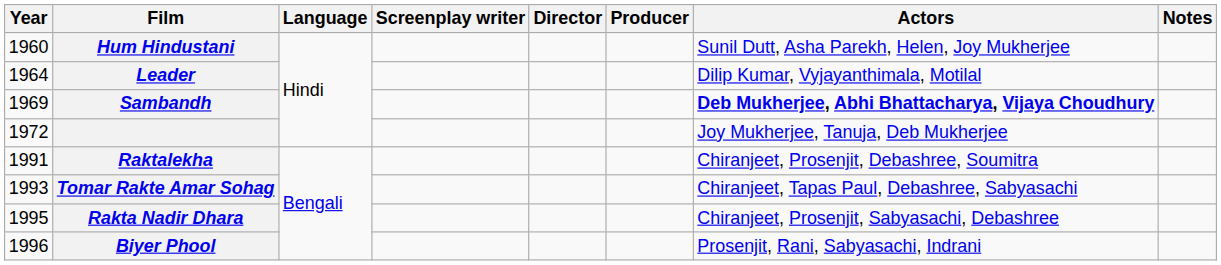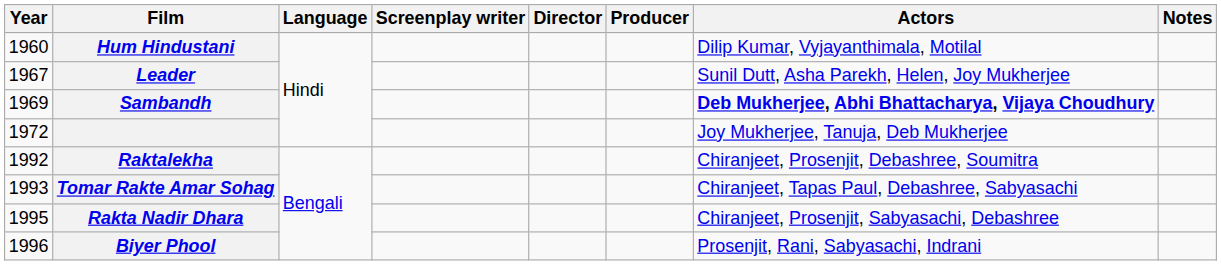(884, 47) Sunil Dutt, Asha Parekh, Helen, Joy Mukherjee -> (839, 47) Dilip Kumar, Vyjayanthimala, Motilal
(29, 75) 1964 -> (29, 75) 1967
(839, 75) Dilip Kumar, Vyjayanthimala, Motilal -> (884, 75) Sunil Dutt, Asha Parekh, Helen, Joy Mukherjee
(29, 160) 1991 -> (29, 160) 1992
